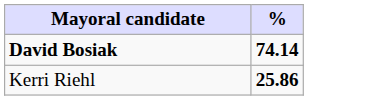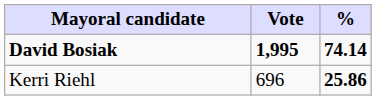+ column: (286, 19)
